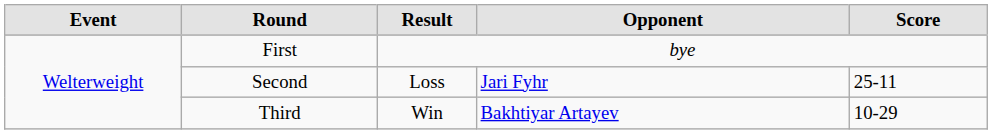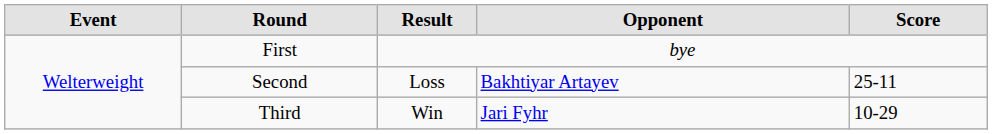(514, 81) Jari Fyhr -> (550, 81) Bakhtiyar Artayev
(550, 112) Bakhtiyar Artayev -> (514, 112) Jari Fyhr
